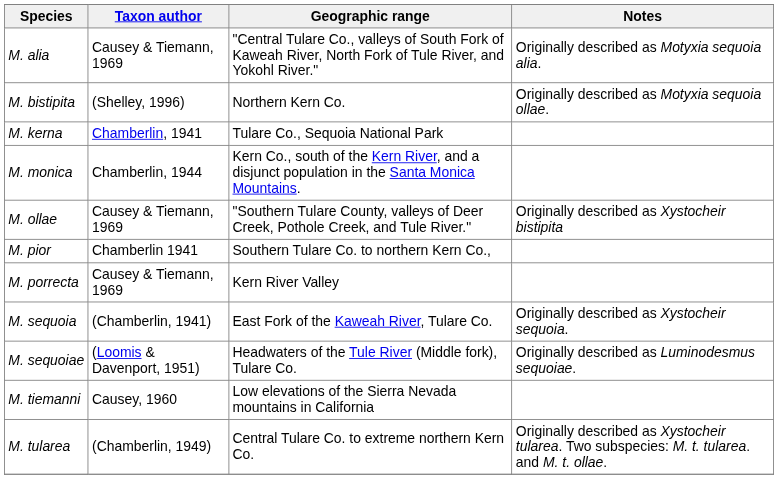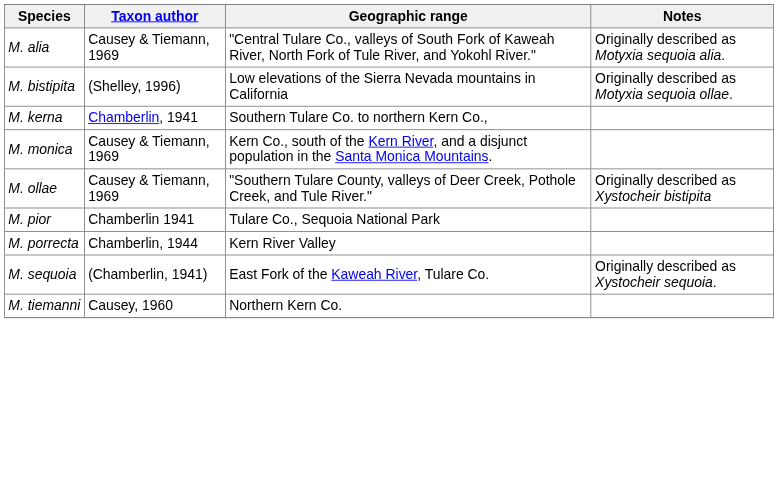(289, 102) Northern Kern Co. -> (382, 86) Low elevations of the Sierra Nevada mountains in California
(338, 133) Tulare Co., Sequoia National Park -> (358, 118) Southern Tulare Co. to northern Kern Co.,
(147, 172) Chamberlin, 1944 -> (149, 149) Causey & Tiemann, 1969
(362, 251) Southern Tulare Co. to northern Kern Co., -> (335, 219) Tulare Co., Sequoia National Park
(153, 282) Causey & Tiemann, 1969 -> (143, 243) Chamberlin, 1944
- row: (46, 360)
(344, 399) Low elevations of the Sierra Nevada mountains in California -> (286, 305) Northern Kern Co.
- row: (39, 446)
